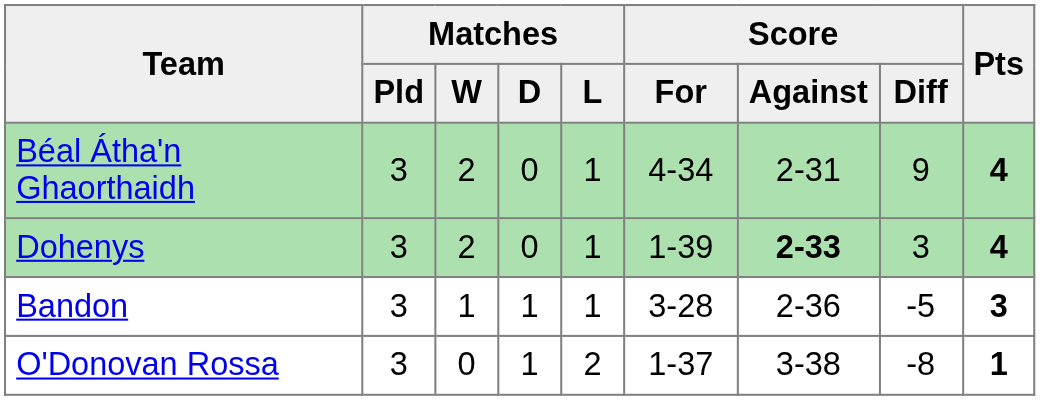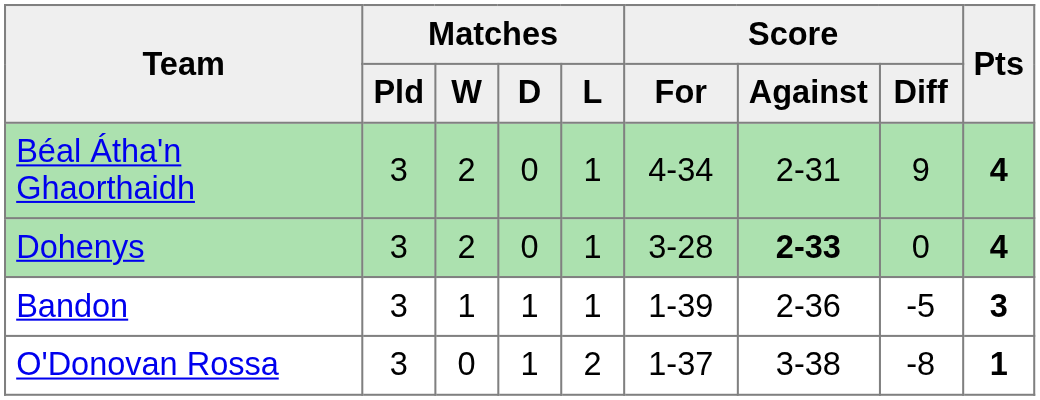(681, 247) 1-39 -> (681, 247) 3-28
(921, 247) 3 -> (921, 247) 0
(681, 305) 3-28 -> (681, 305) 1-39
